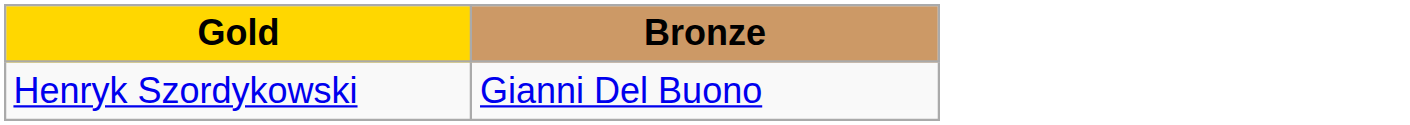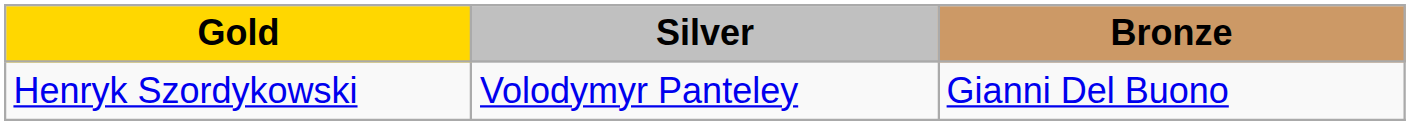+ column: (705, 33)
